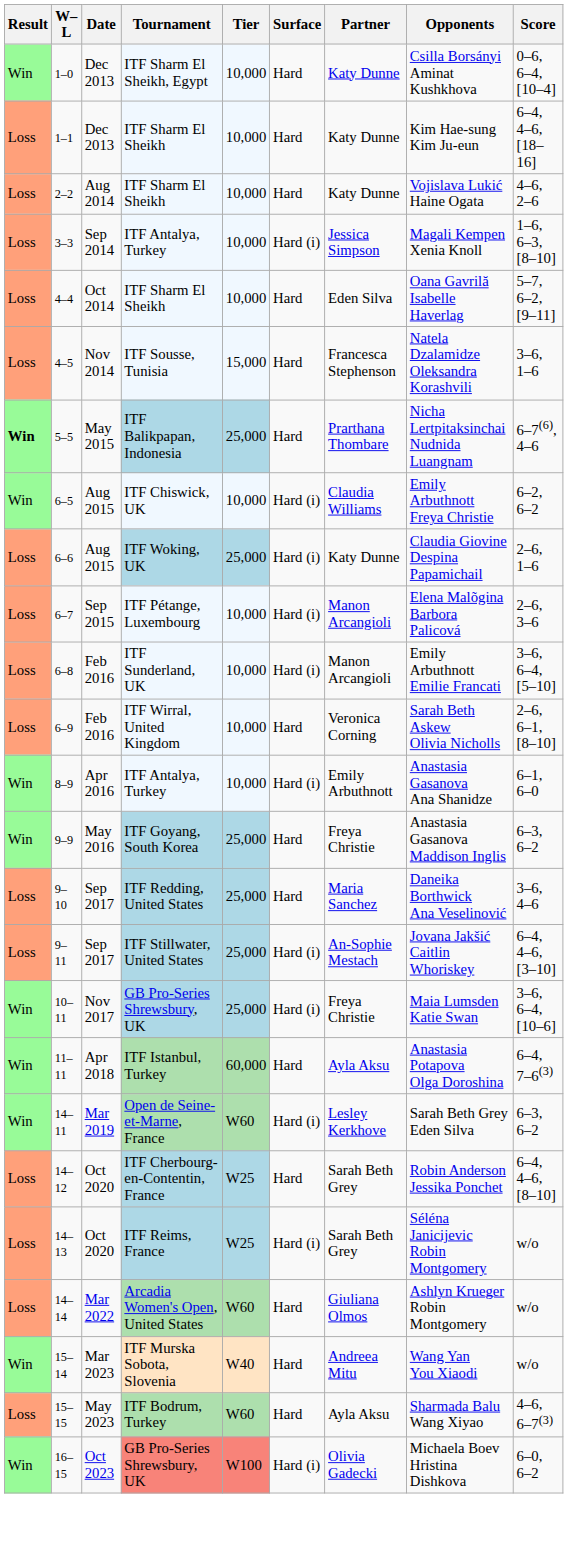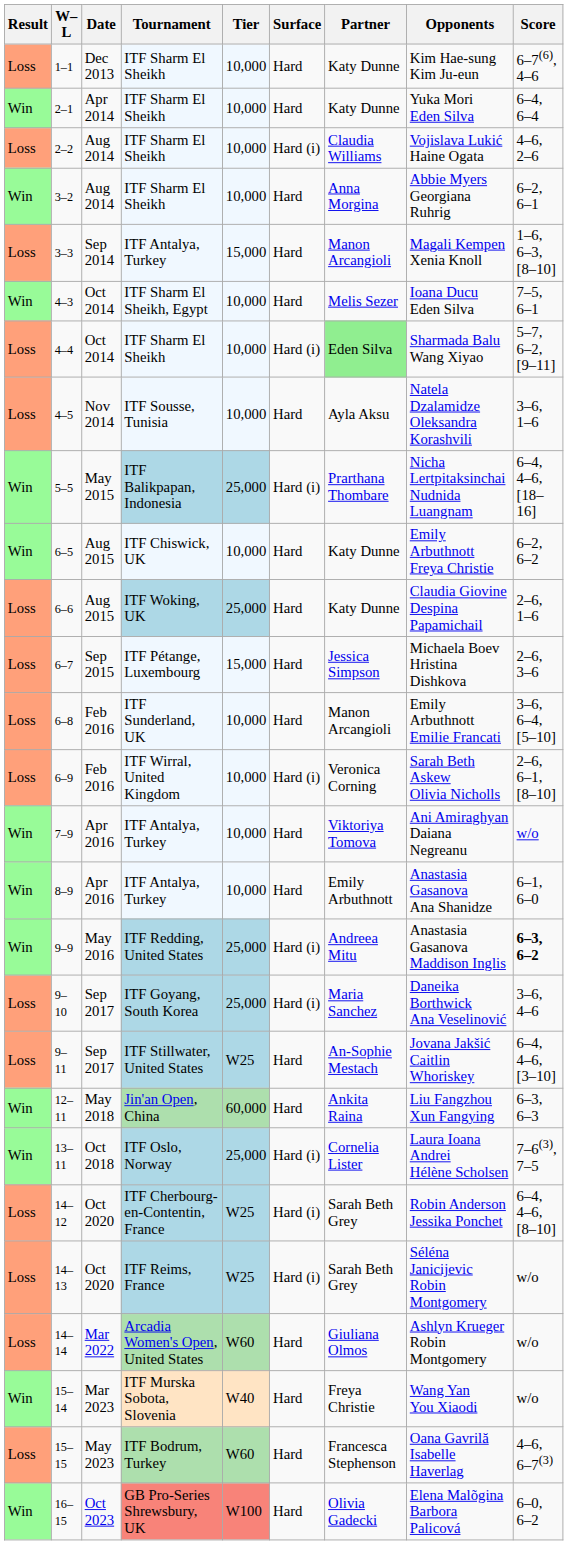- row: (64, 73)
(530, 137) 6–4, 4–6, [18–16] -> (537, 66) 6–7(6), 4–6
+ row: (64, 109)
(288, 193) Hard -> (297, 148) Hard (i)
(364, 193) Katy Dunne -> (355, 148) Claudia Williams
+ row: (64, 197)
(246, 242) 10,000 -> (246, 252) 15,000
(297, 242) Hard (i) -> (288, 252) Hard
(354, 242) Jessica Simpson -> (360, 252) Manon Arcangioli
+ row: (64, 301)
(288, 298) Hard -> (297, 349) Hard (i)
(360, 298) no background -> (360, 349) lightgreen background
(449, 298) Oana Gavrilă Isabelle Haverlag -> (455, 349) Sharmada Balu Wang Xiyao
(246, 363) 15,000 -> (246, 413) 10,000
(362, 363) Francesca Stephenson -> (359, 413) Ayla Aksu
(21, 436) bold -> (20, 486) normal
(288, 436) Hard -> (297, 486) Hard (i)
(537, 436) 6–7(6), 4–6 -> (530, 486) 6–4, 4–6, [18–16]
(297, 501) Hard (i) -> (288, 551) Hard
(355, 501) Claudia Williams -> (364, 551) Katy Dunne
(297, 557) Hard (i) -> (288, 608) Hard
(246, 613) 10,000 -> (246, 664) 15,000
(297, 613) Hard (i) -> (288, 664) Hard
(360, 613) Manon Arcangioli -> (354, 664) Jessica Simpson
(457, 613) Elena Malõgina Barbora Palicová -> (455, 664) Michaela Boev Hristina Dishkova
(297, 670) Hard (i) -> (288, 721) Hard
(288, 726) Hard -> (297, 777) Hard (i)
+ row: (64, 834)
(297, 783) Hard (i) -> (288, 890) Hard
(162, 839) ITF Goyang, South Korea -> (164, 946) ITF Redding, United States
(288, 839) Hard -> (297, 946) Hard (i)
(351, 839) Freya Christie -> (353, 946) Andreea Mitu
(529, 839) normal -> (529, 946) bold
(164, 896) ITF Redding, United States -> (162, 1003) ITF Goyang, South Korea
(288, 896) Hard -> (297, 1003) Hard (i)
(246, 952) 25,000 -> (240, 1059) W25
(297, 952) Hard (i) -> (288, 1059) Hard
- row: (64, 1010)
- row: (64, 1066)
+ row: (64, 1108)
+ row: (64, 1157)
- row: (64, 1123)
(288, 1178) Hard -> (297, 1212) Hard (i)
(353, 1364) Andreea Mitu -> (351, 1398) Freya Christie
(359, 1414) Ayla Aksu -> (362, 1455) Francesca Stephenson
(455, 1414) Sharmada Balu Wang Xiyao -> (449, 1455) Oana Gavrilă Isabelle Haverlag
(297, 1464) Hard (i) -> (288, 1511) Hard
(455, 1464) Michaela Boev Hristina Dishkova -> (457, 1511) Elena Malõgina Barbora Palicová
